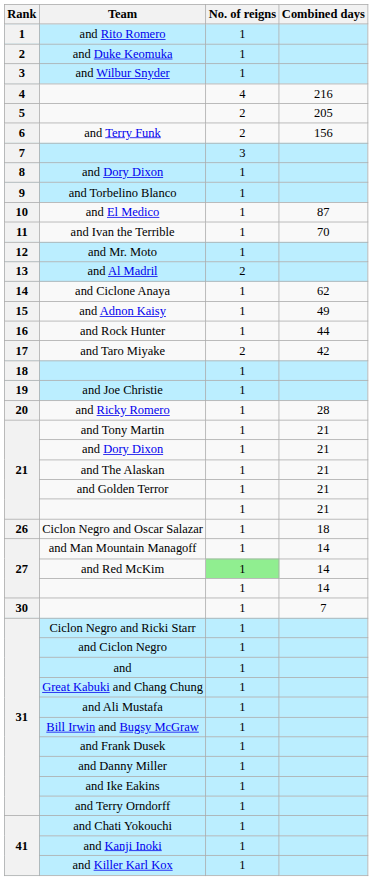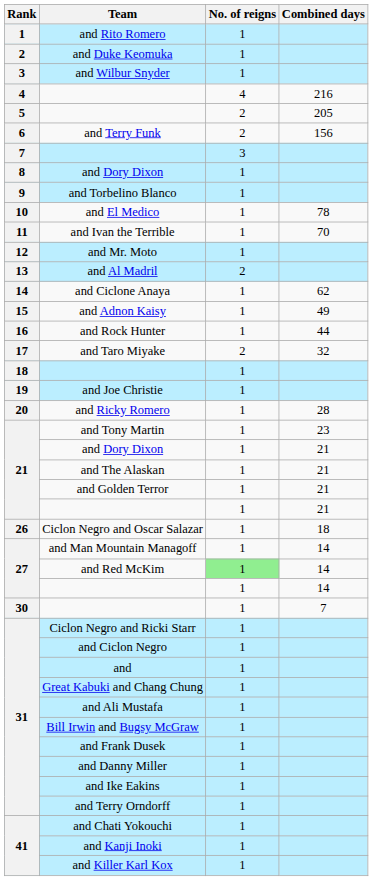(323, 212) 87 -> (323, 212) 78
(323, 350) 42 -> (323, 350) 32
(323, 430) 21 -> (323, 430) 23
